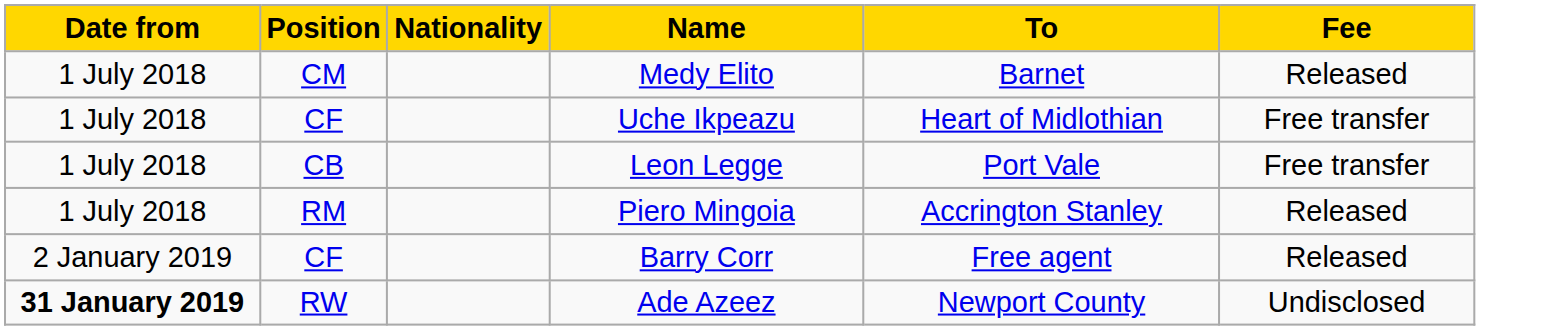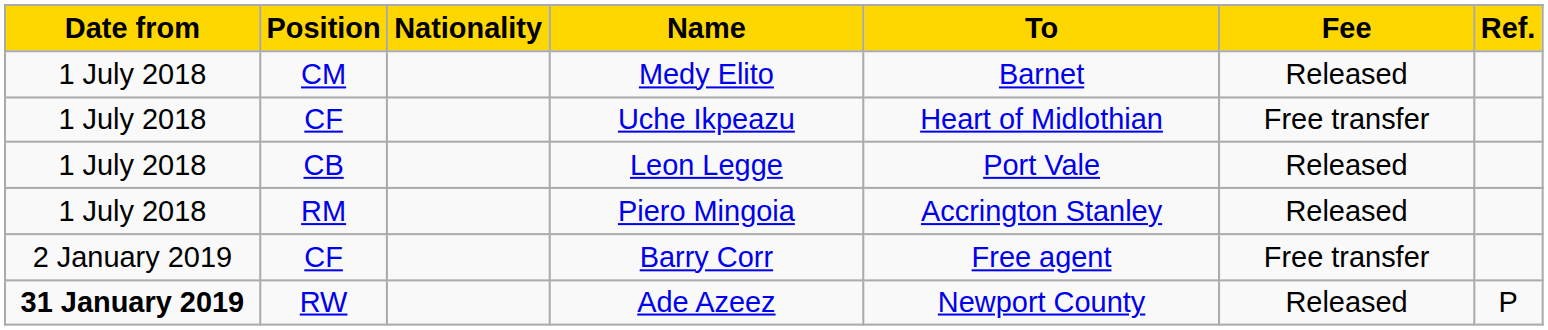+ column: (1508, 28)
(1347, 165) Free transfer -> (1347, 165) Released
(1347, 257) Released -> (1347, 257) Free transfer
(1347, 303) Undisclosed -> (1347, 303) Released
